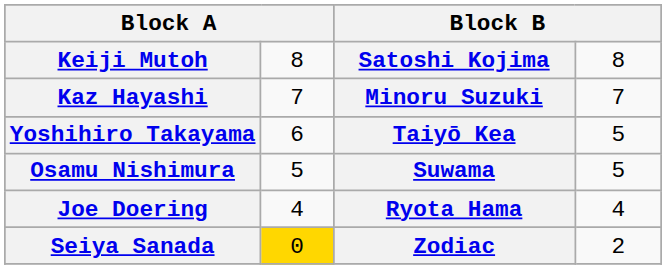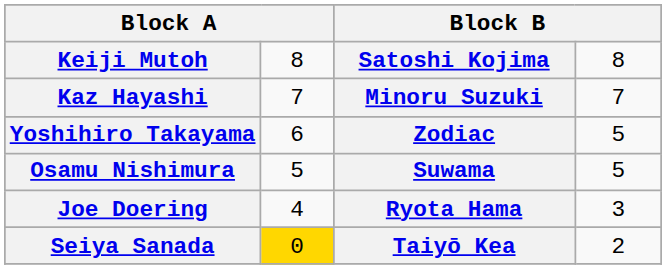(454, 135) Taiyō Kea -> (454, 135) Zodiac
(618, 209) 4 -> (618, 209) 3
(454, 246) Zodiac -> (454, 246) Taiyō Kea
